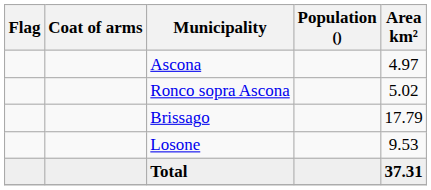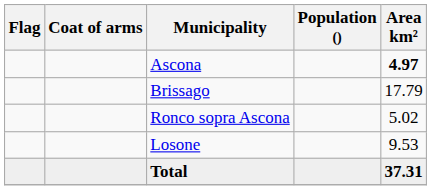(404, 63) normal -> (404, 63) bold
rows swapped: (180, 117) <-> (220, 90)
